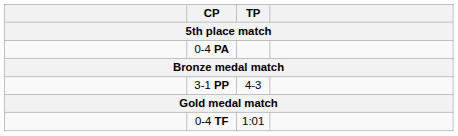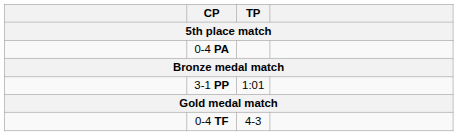(253, 85) 4-3 -> (253, 85) 1:01
(253, 121) 1:01 -> (253, 121) 4-3
